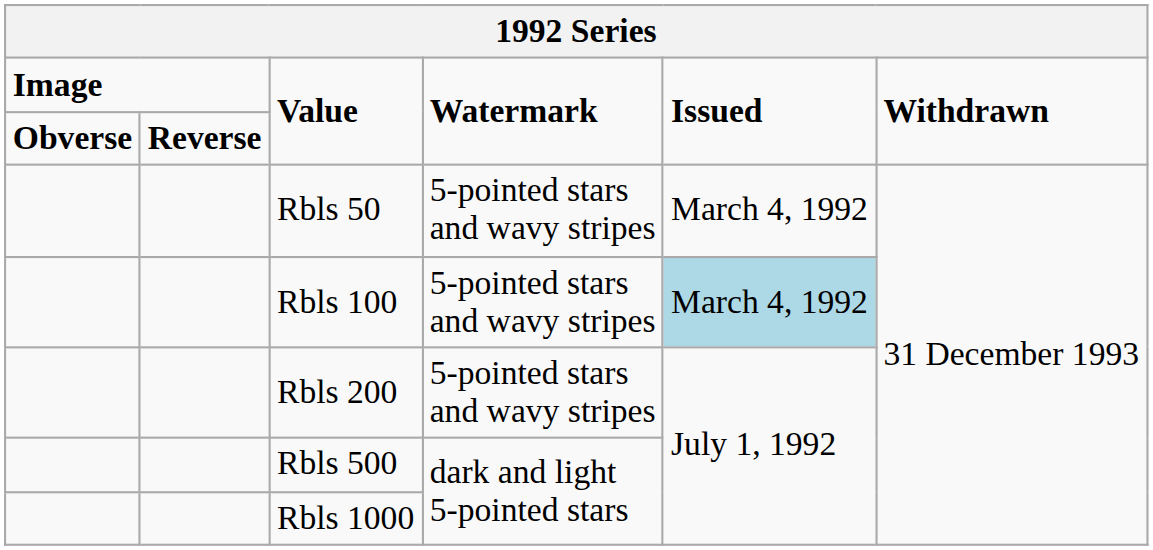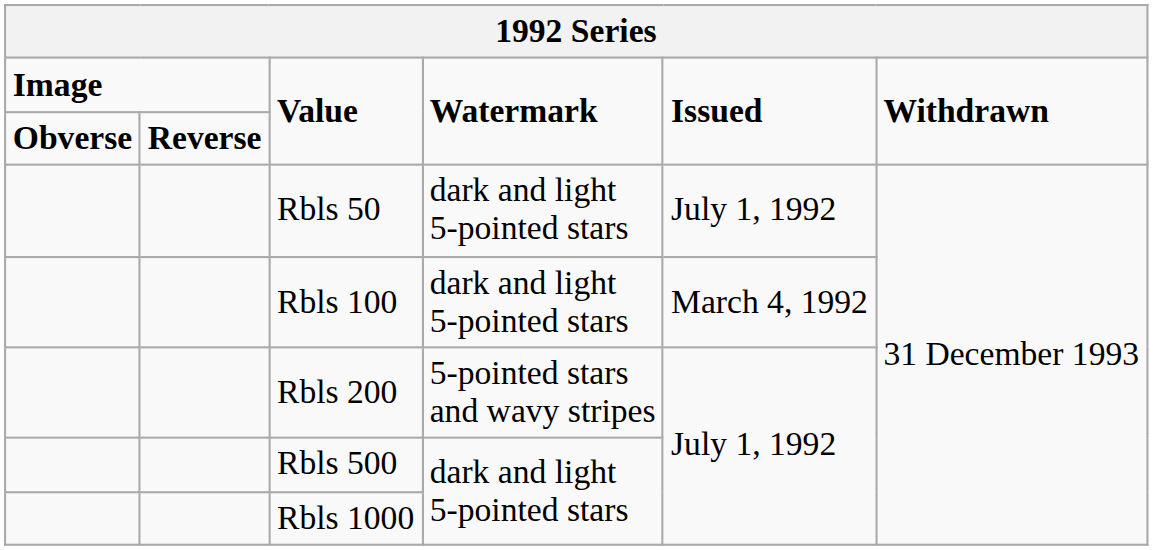(543, 209) 5-pointed stars and wavy stripes -> (529, 209) dark and light 5-pointed stars
(769, 209) March 4, 1992 -> (754, 209) July 1, 1992
(543, 300) 5-pointed stars and wavy stripes -> (529, 300) dark and light 5-pointed stars
(769, 300) lightblue background -> (769, 300) no background
